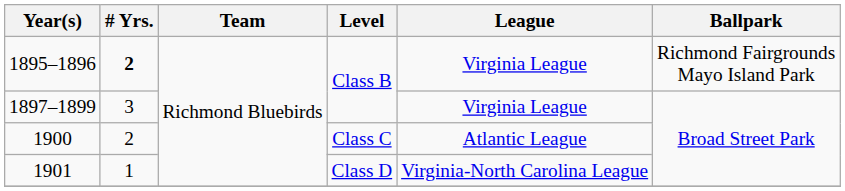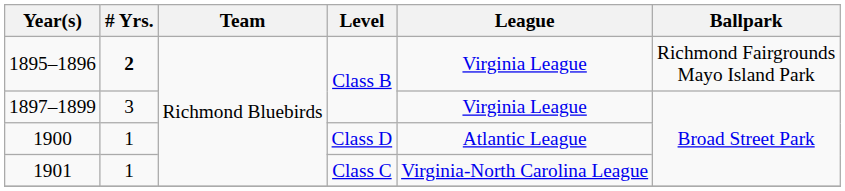(129, 138) 2 -> (129, 138) 1
(362, 138) Class C -> (362, 138) Class D
(362, 170) Class D -> (362, 170) Class C
